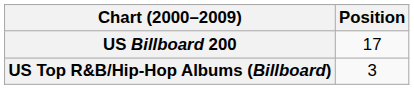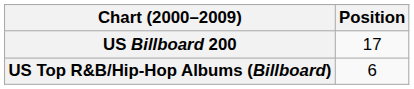(372, 71) 3 -> (372, 71) 6
